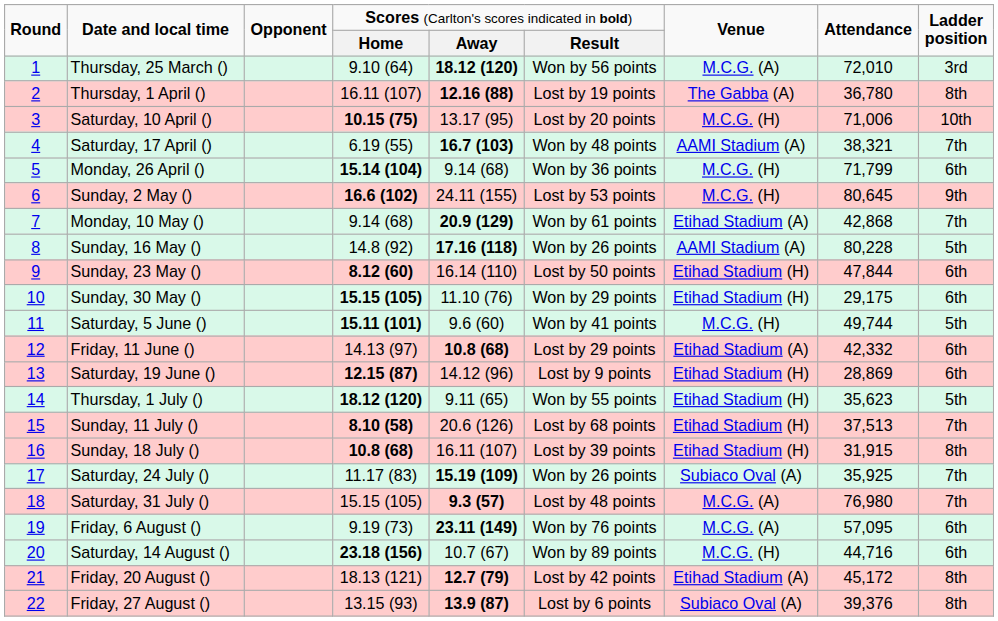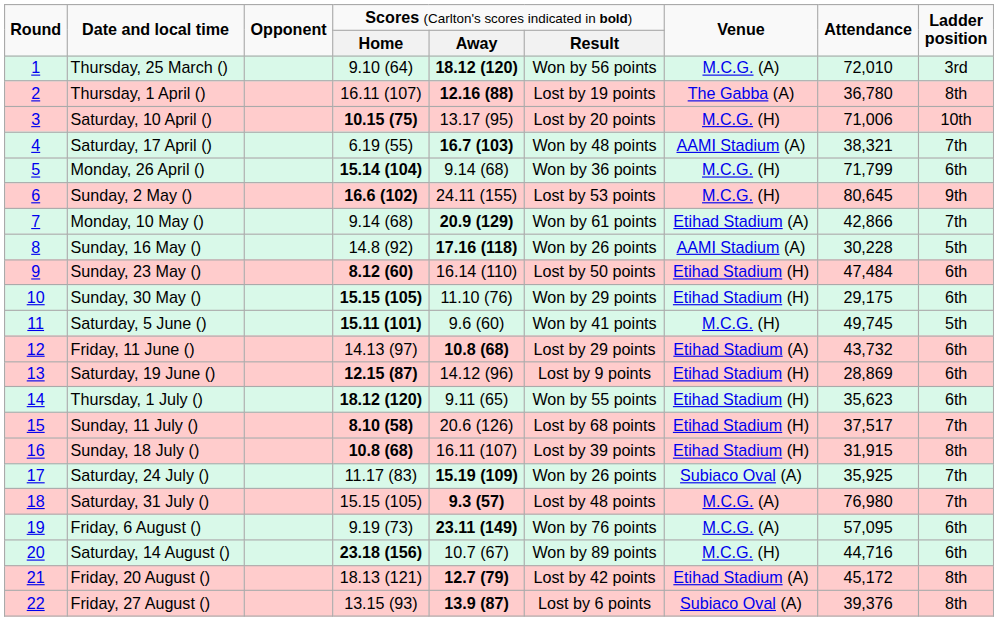(868, 222) 42,868 -> (868, 222) 42,866
(868, 247) 80,228 -> (868, 247) 30,228
(868, 272) 47,844 -> (868, 272) 47,484
(868, 323) 49,744 -> (868, 323) 49,745
(868, 349) 42,332 -> (868, 349) 43,732
(956, 400) 5th -> (956, 400) 6th
(868, 425) 37,513 -> (868, 425) 37,517
